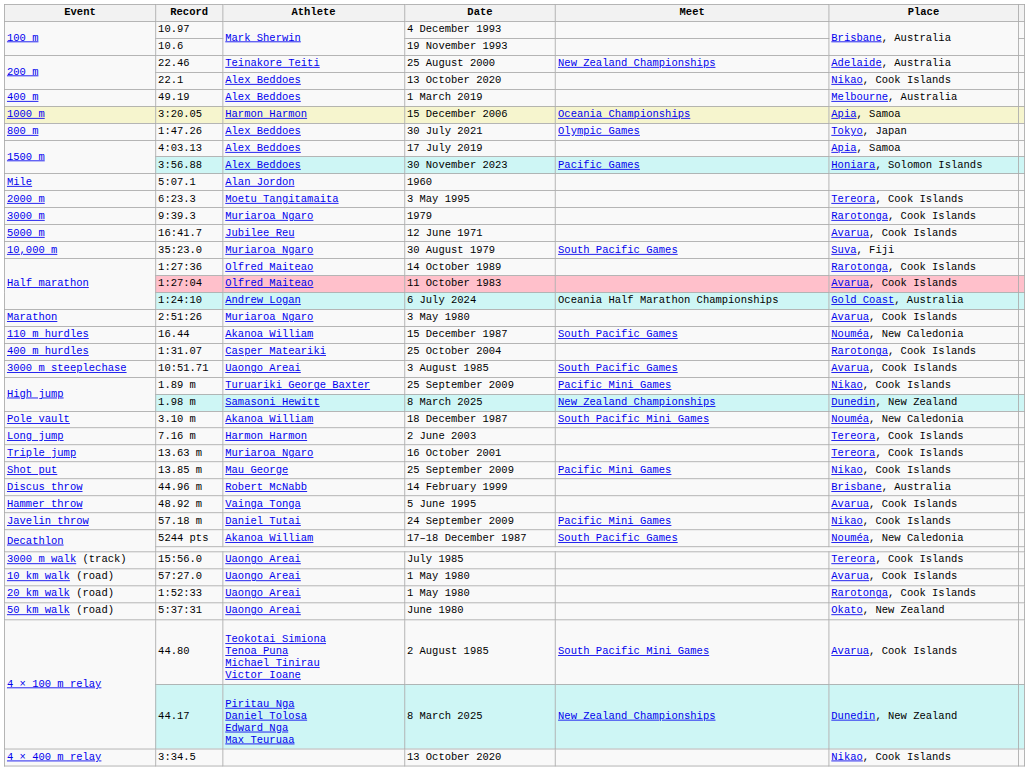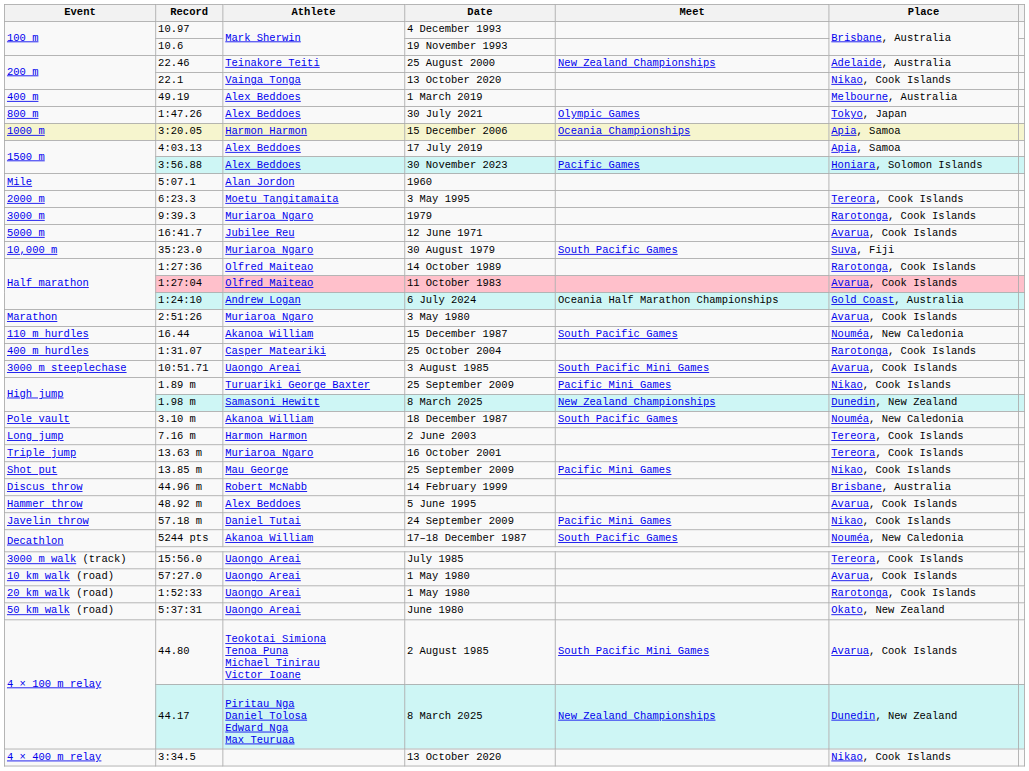(263, 81) Alex Beddoes -> (263, 81) Vainga Tonga
rows swapped: (180, 132) <-> (180, 115)
(618, 369) South Pacific Games -> (634, 369) South Pacific Mini Games
(634, 420) South Pacific Mini Games -> (618, 420) South Pacific Games
(263, 505) Vainga Tonga -> (263, 505) Alex Beddoes
